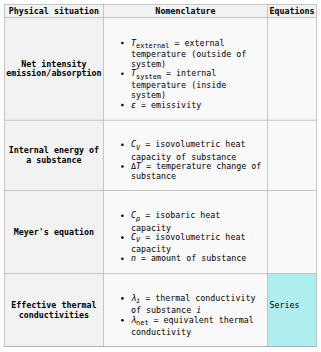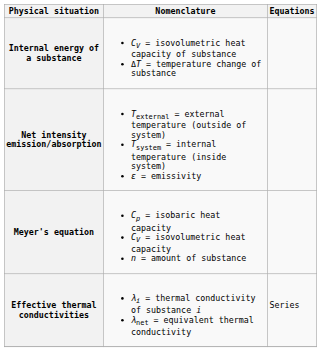rows swapped: (54, 69) <-> (54, 155)
(284, 305) paleturquoise background -> (284, 305) no background
